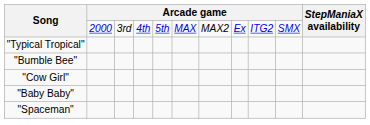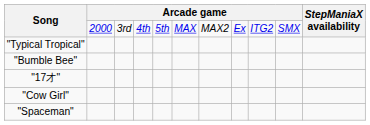+ row: (46, 78)
- row: (46, 93)
